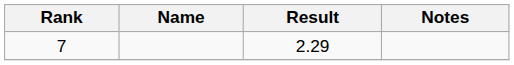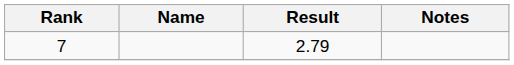(313, 45) 2.29 -> (313, 45) 2.79
